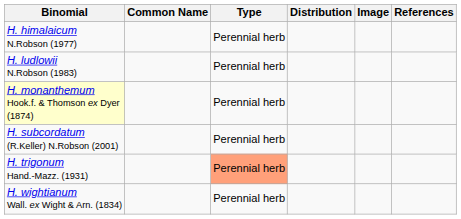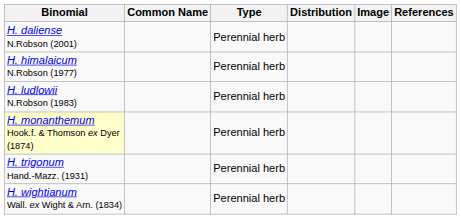+ row: (42, 36)
- row: (63, 139)
(249, 169) lightsalmon background -> (249, 169) no background
